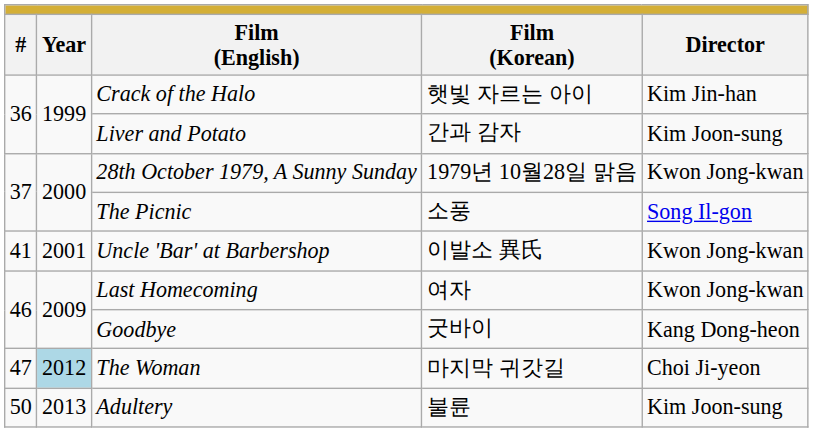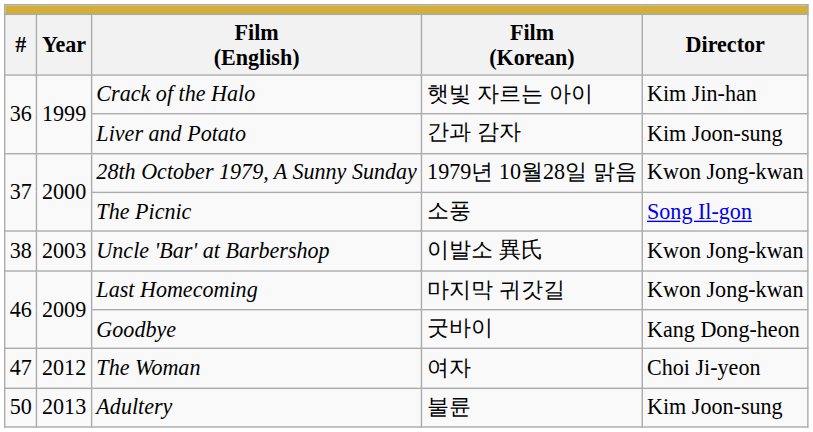(21, 250) 41 -> (21, 250) 38
(64, 250) 2001 -> (64, 250) 2003
(449, 289) 여자 -> (496, 289) 마지막 귀갓길
(64, 368) lightblue background -> (64, 368) no background
(496, 367) 마지막 귀갓길 -> (449, 367) 여자
